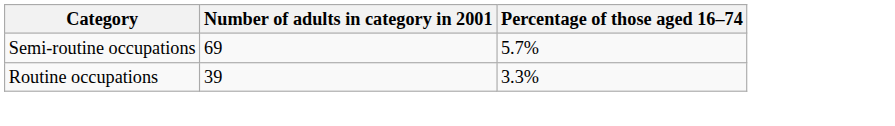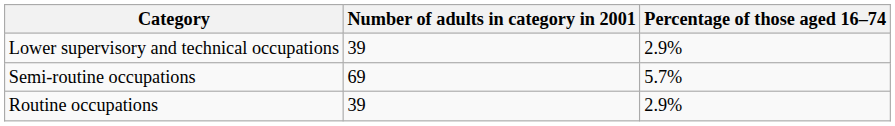+ row: (174, 47)
(520, 76) 3.3% -> (663, 105) 2.9%
